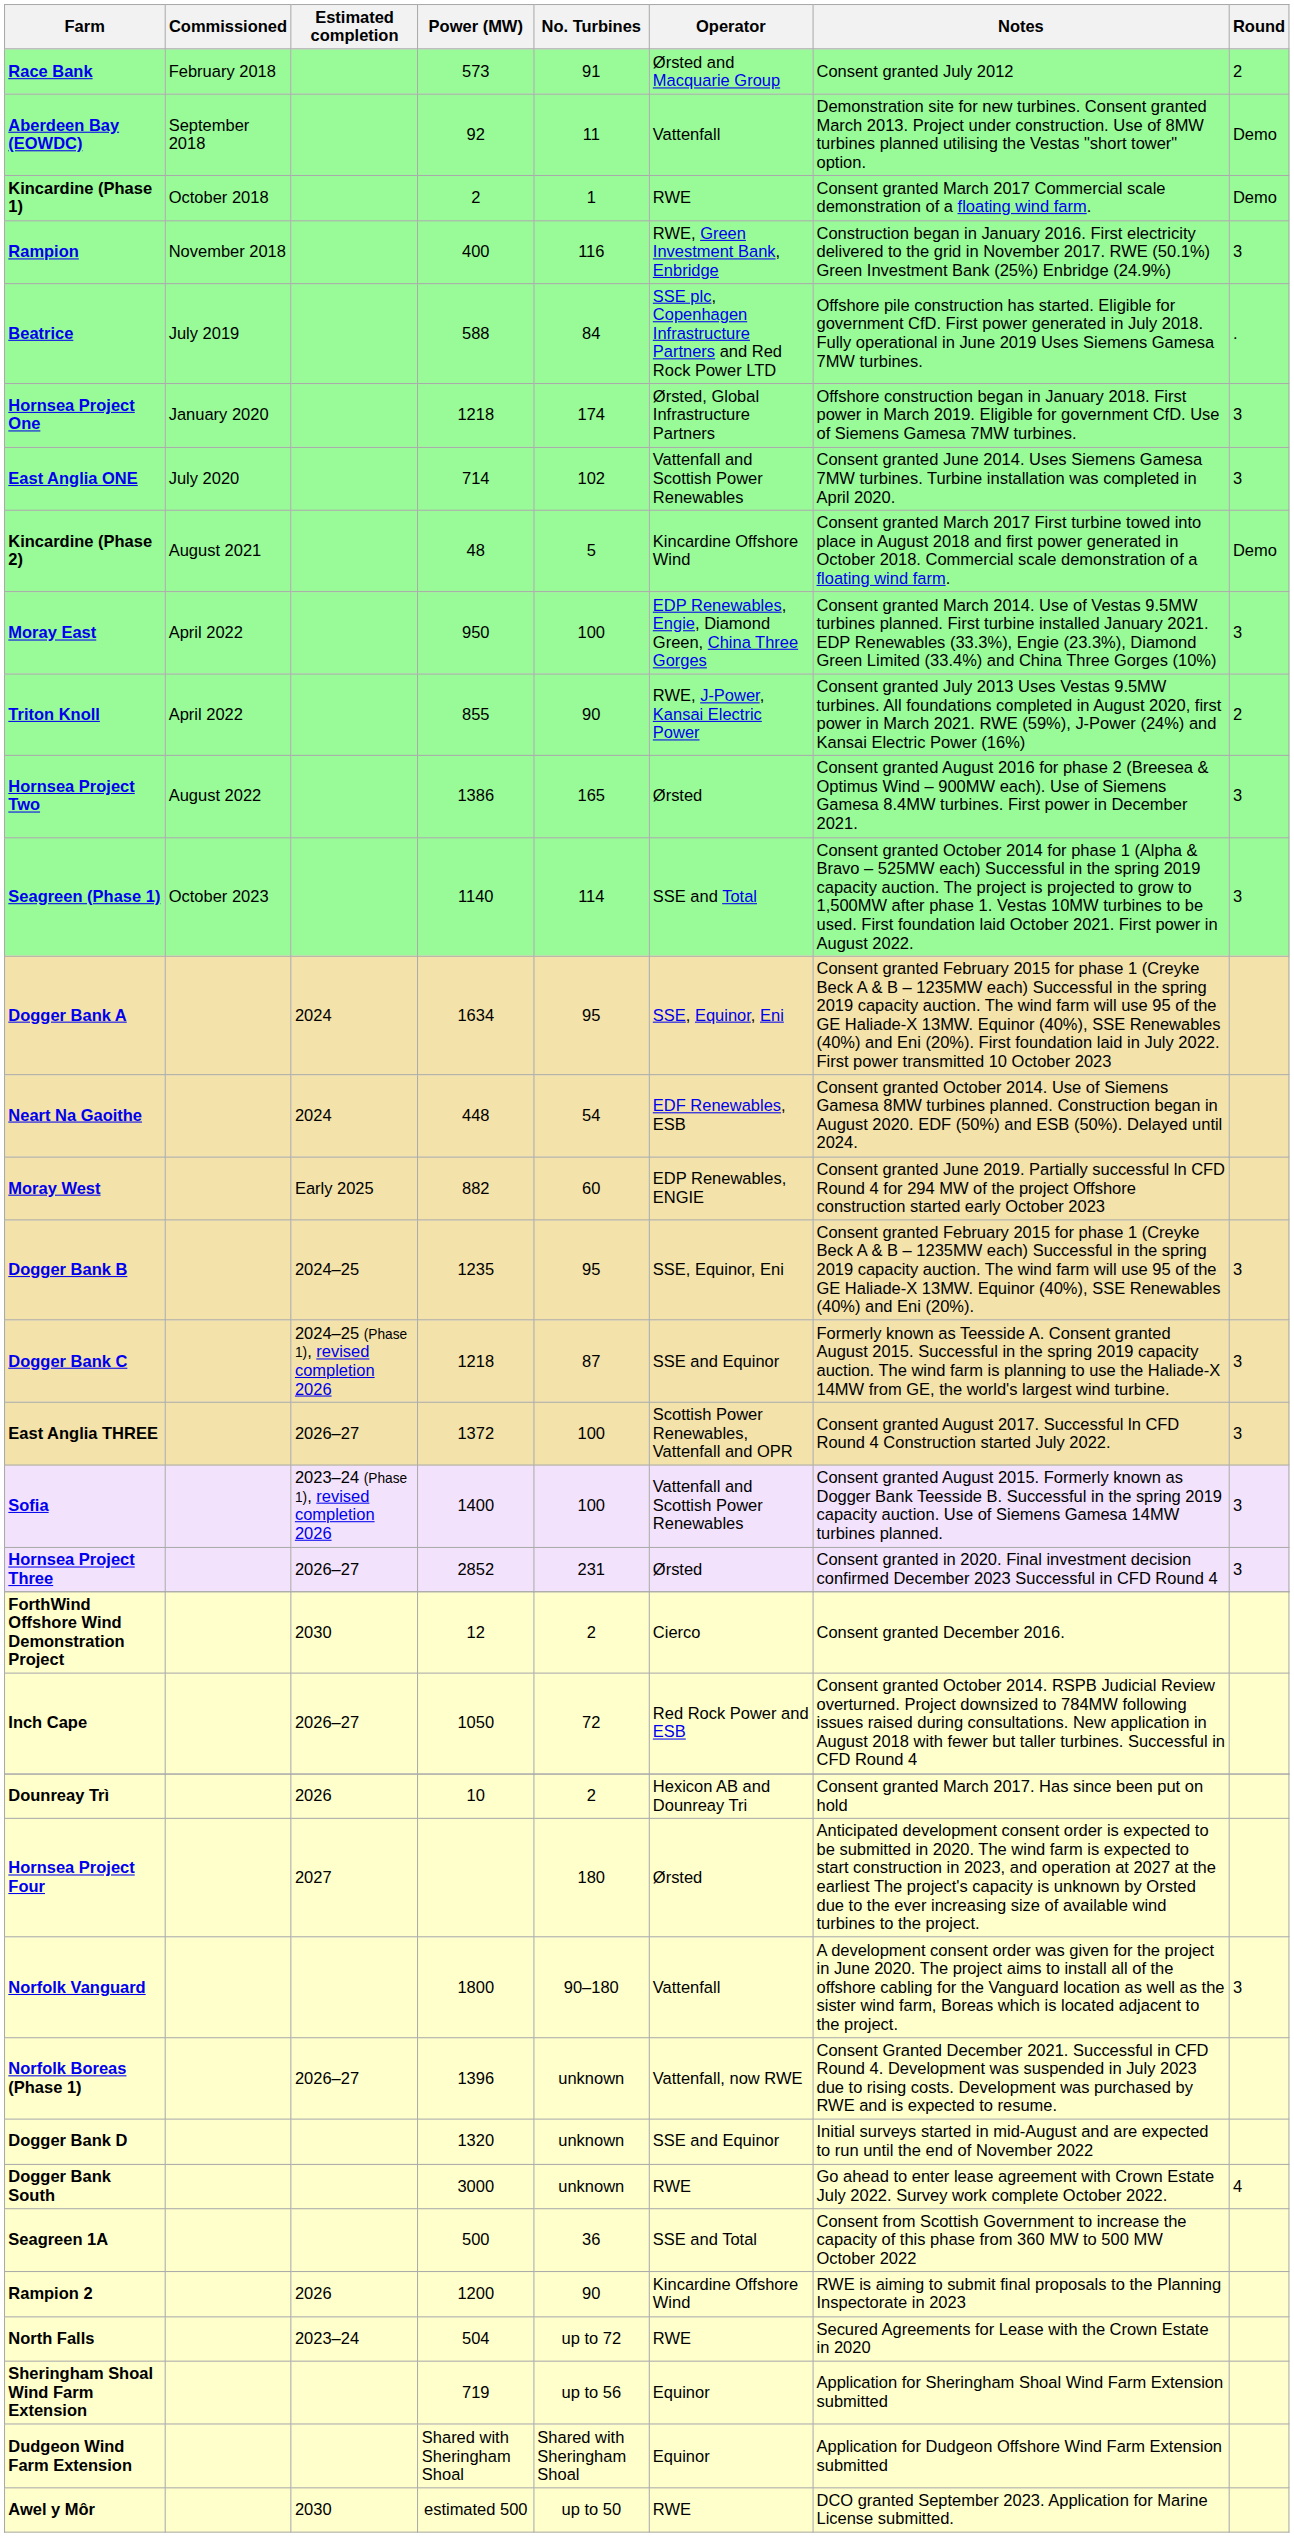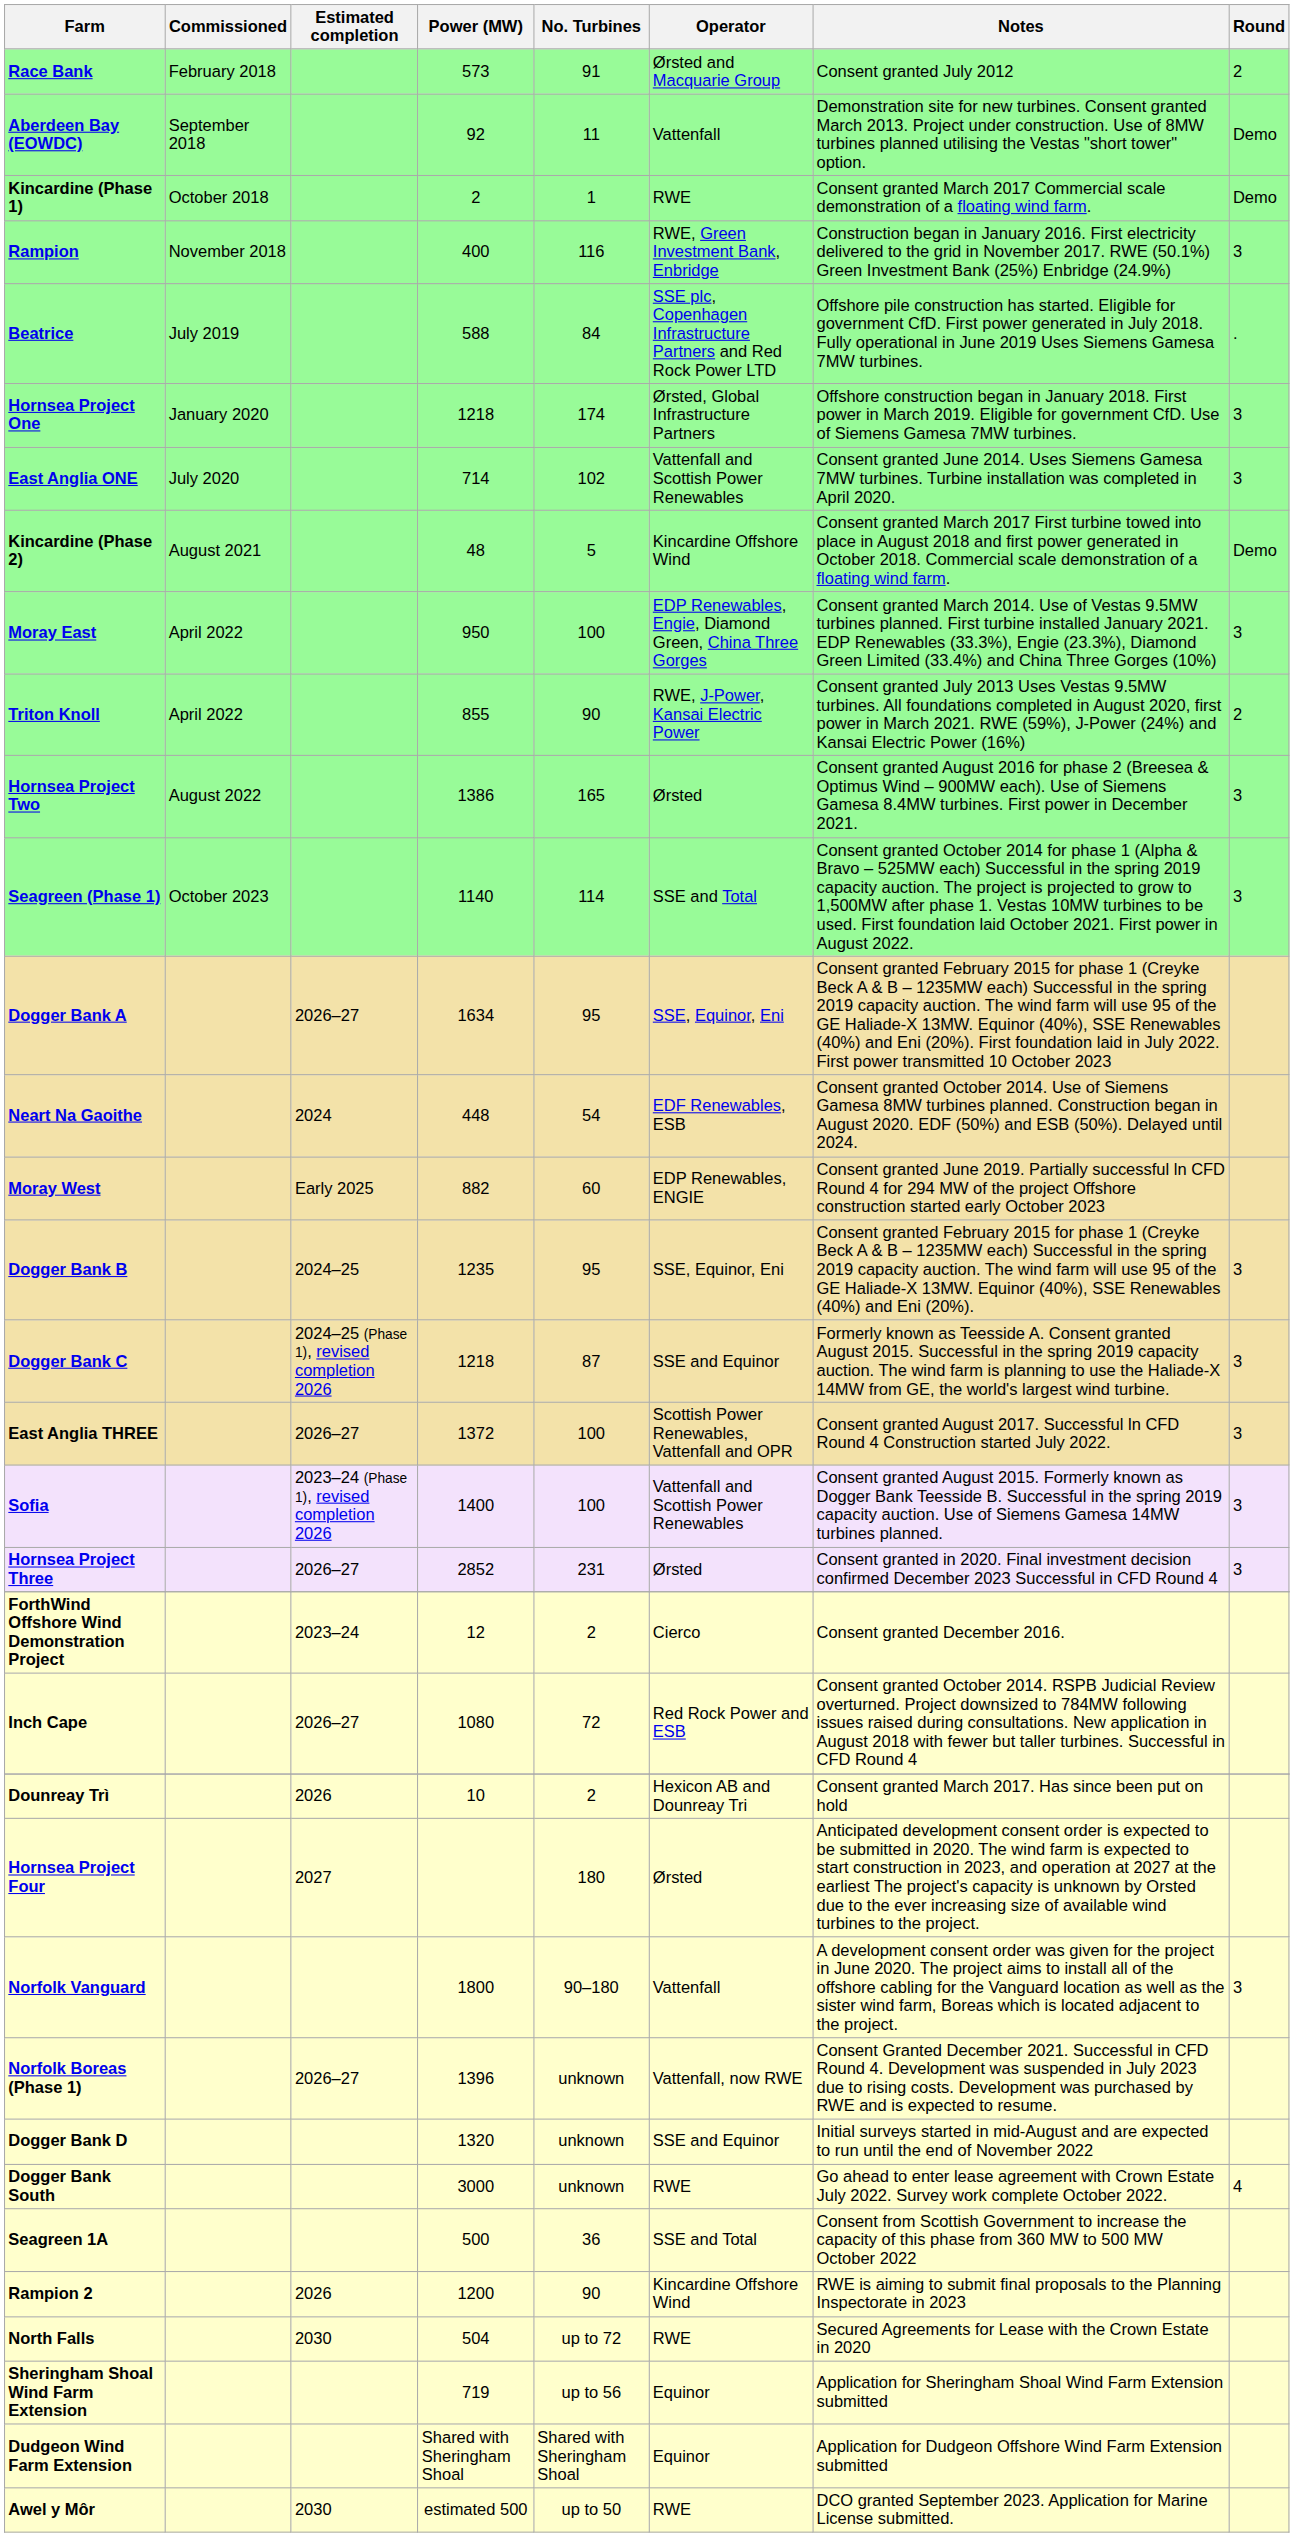(313, 1015) 2024 -> (327, 1015) 2026–27
(313, 1632) 2030 -> (327, 1632) 2023–24
(476, 1723) 1050 -> (476, 1723) 1080
(327, 2338) 2023–24 -> (313, 2338) 2030
